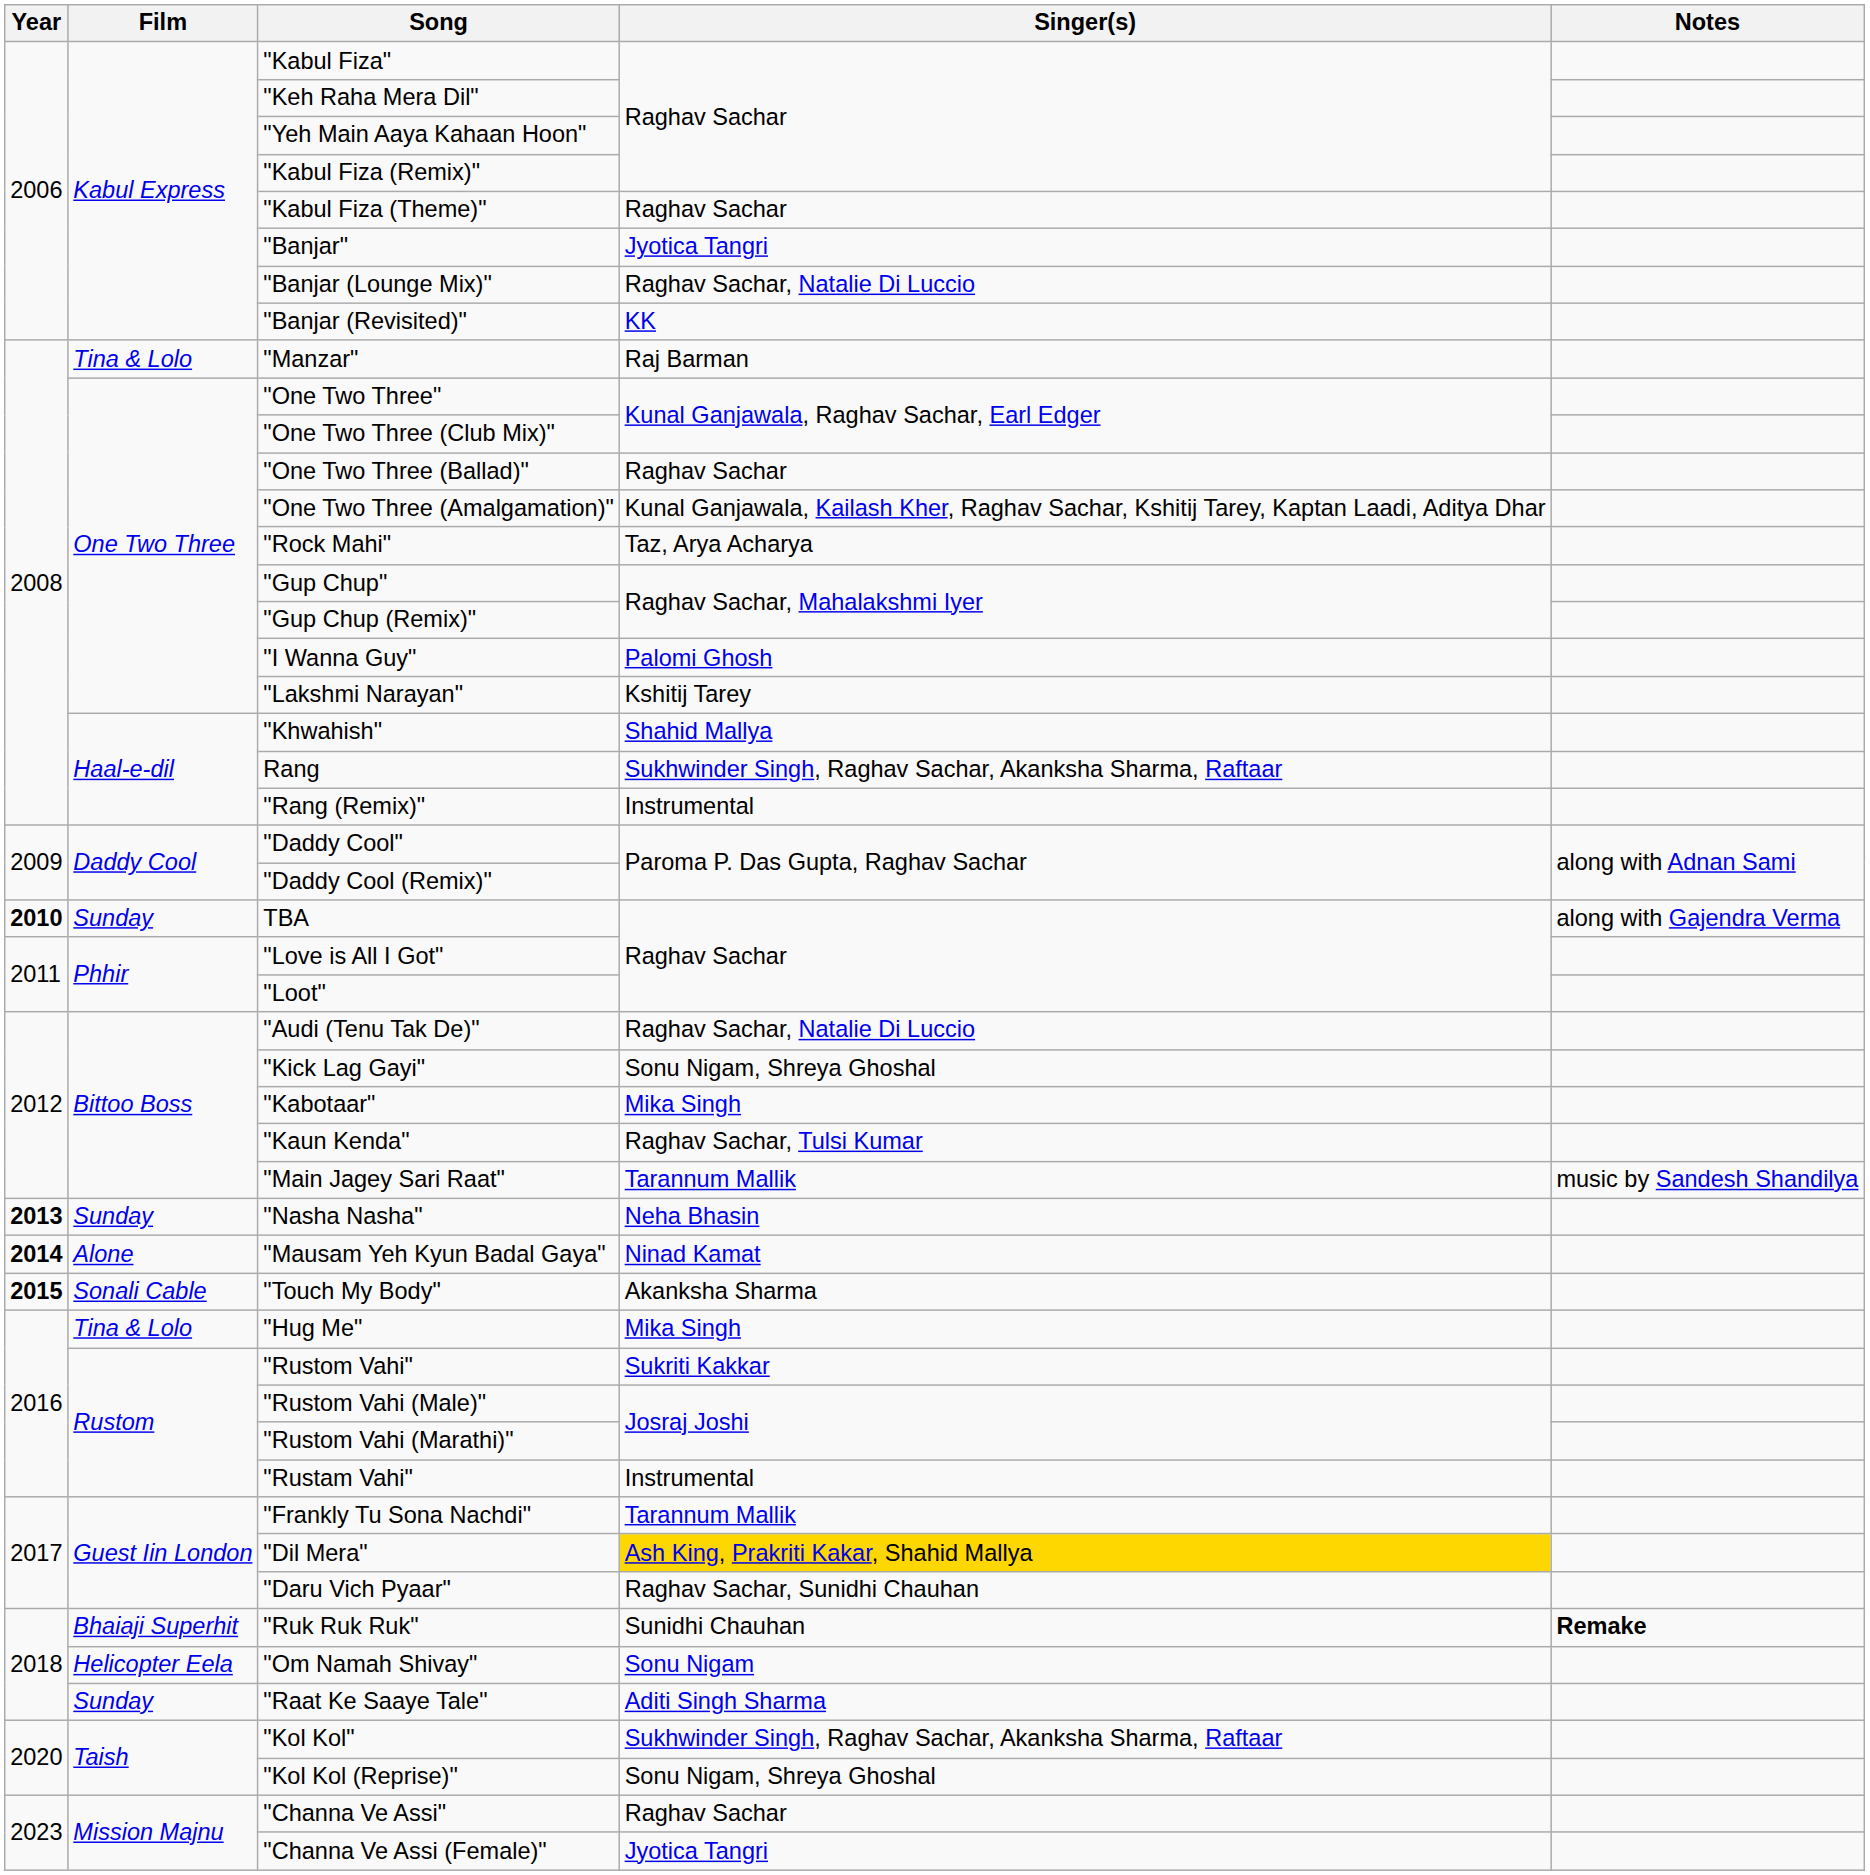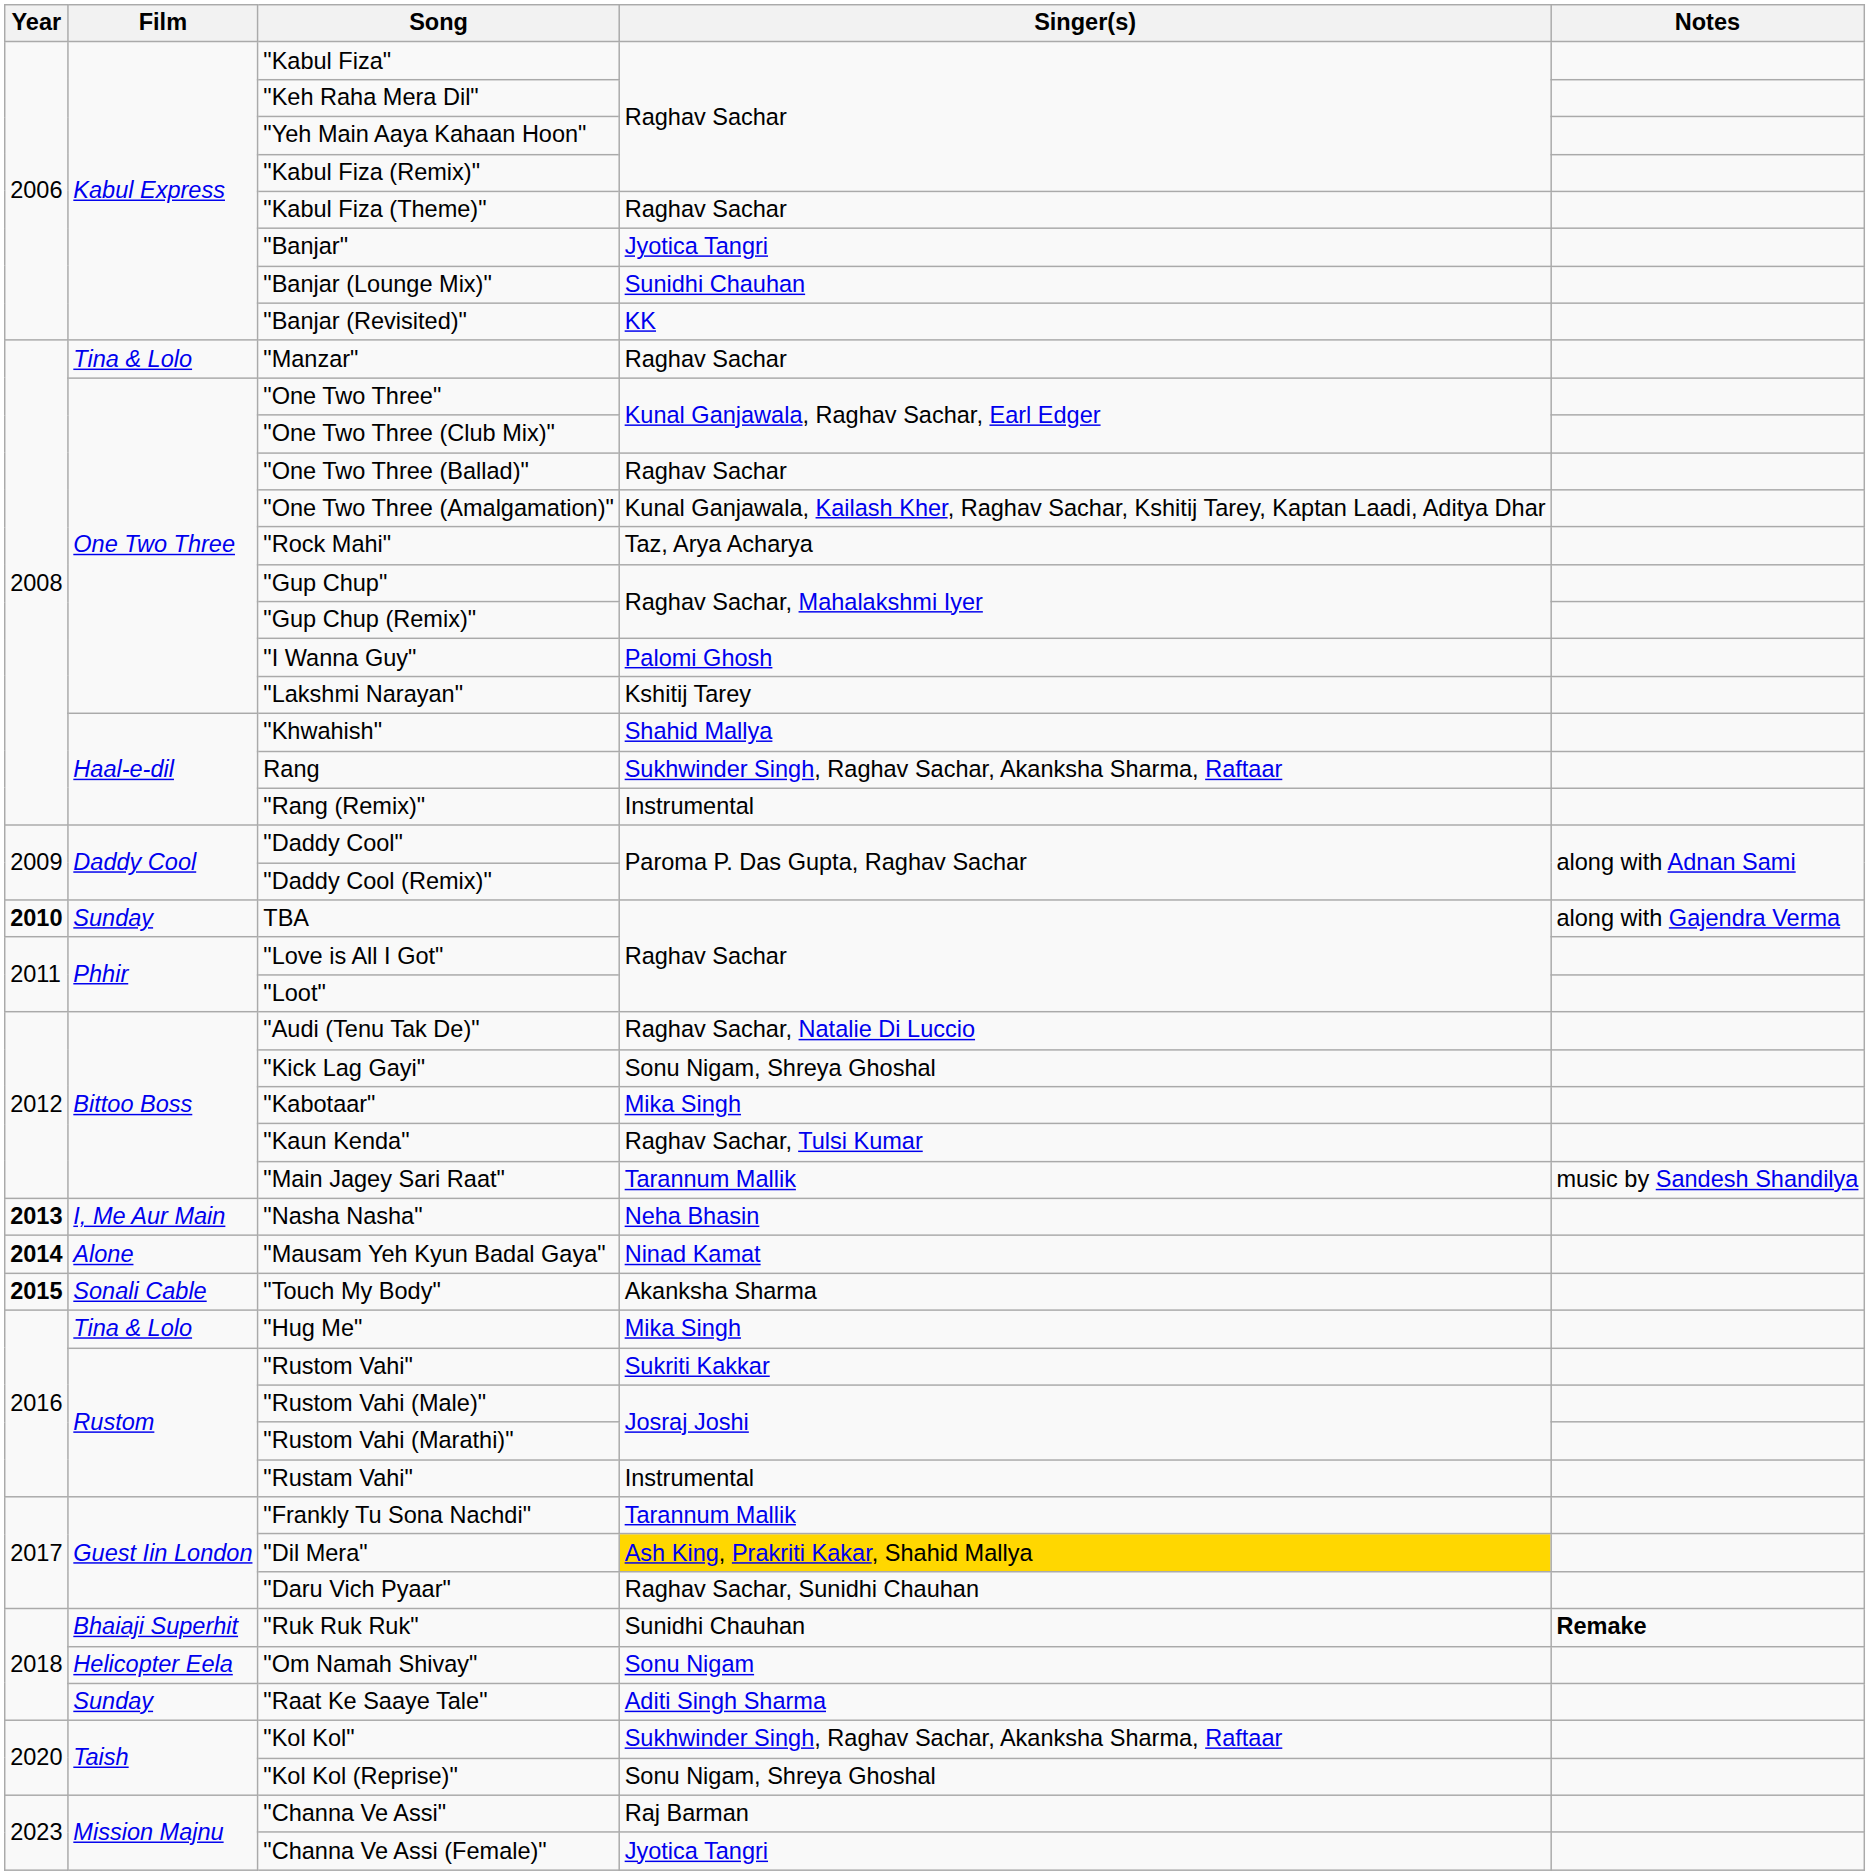(800, 284) Raghav Sachar, Natalie Di Luccio -> (715, 284) Sunidhi Chauhan
(687, 358) Raj Barman -> (706, 358) Raghav Sachar
(113, 1216) Sunday -> (149, 1216) I, Me Aur Main
(706, 1813) Raghav Sachar -> (687, 1813) Raj Barman
